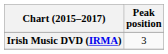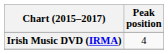(144, 40) 3 -> (144, 40) 4
